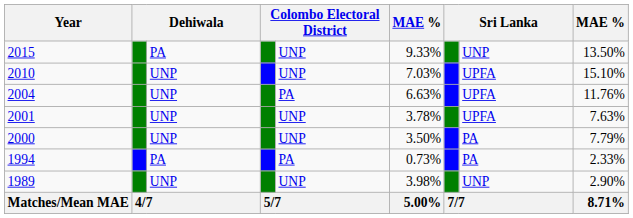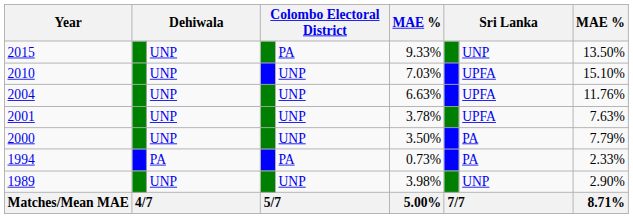(158, 52) PA -> (163, 52) UNP
(292, 52) UNP -> (287, 52) PA
(287, 95) PA -> (292, 95) UNP
